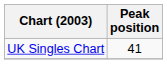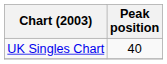(135, 48) 41 -> (135, 48) 40
